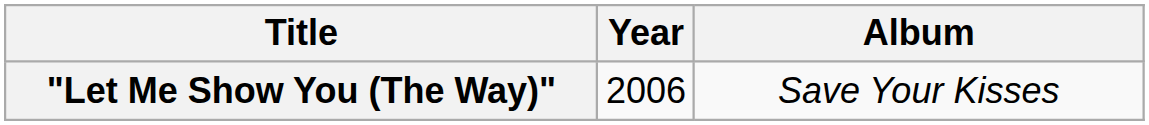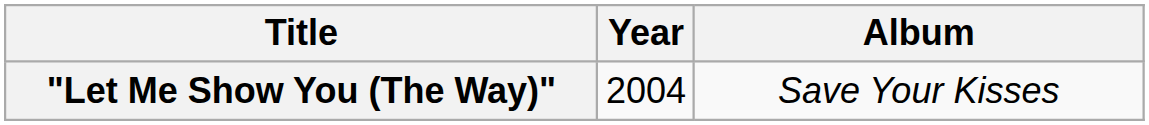(646, 90) 2006 -> (646, 90) 2004
